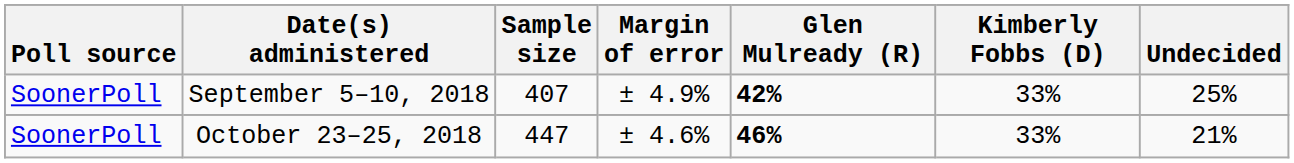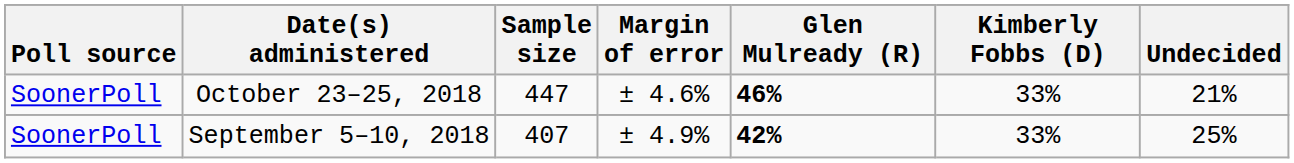rows swapped: (339, 136) <-> (339, 95)
